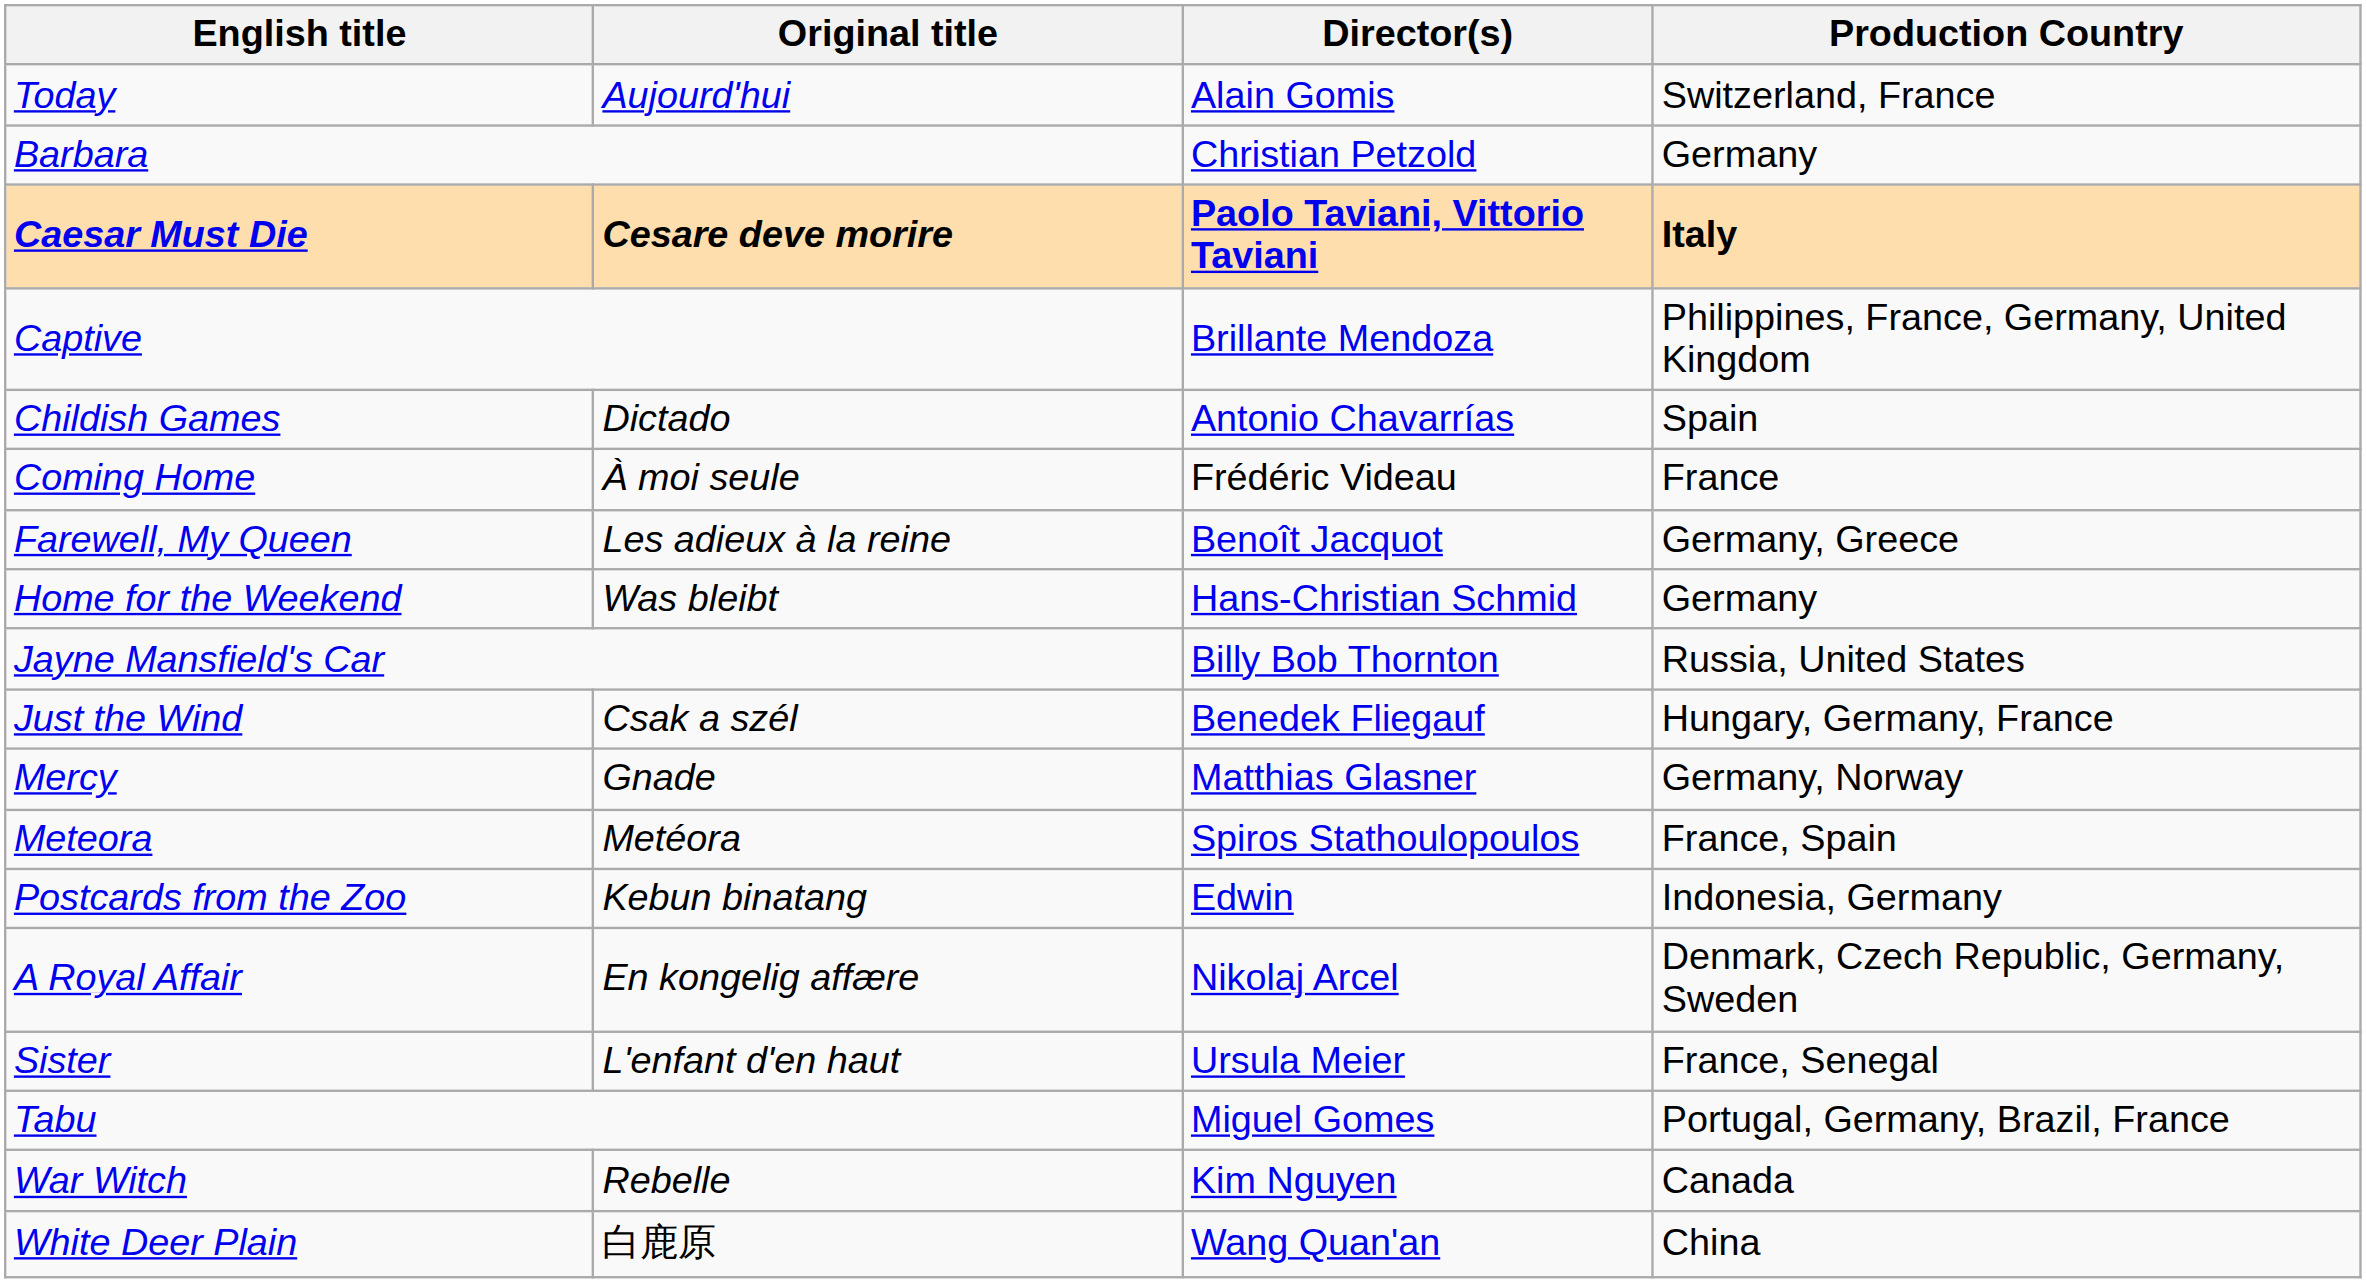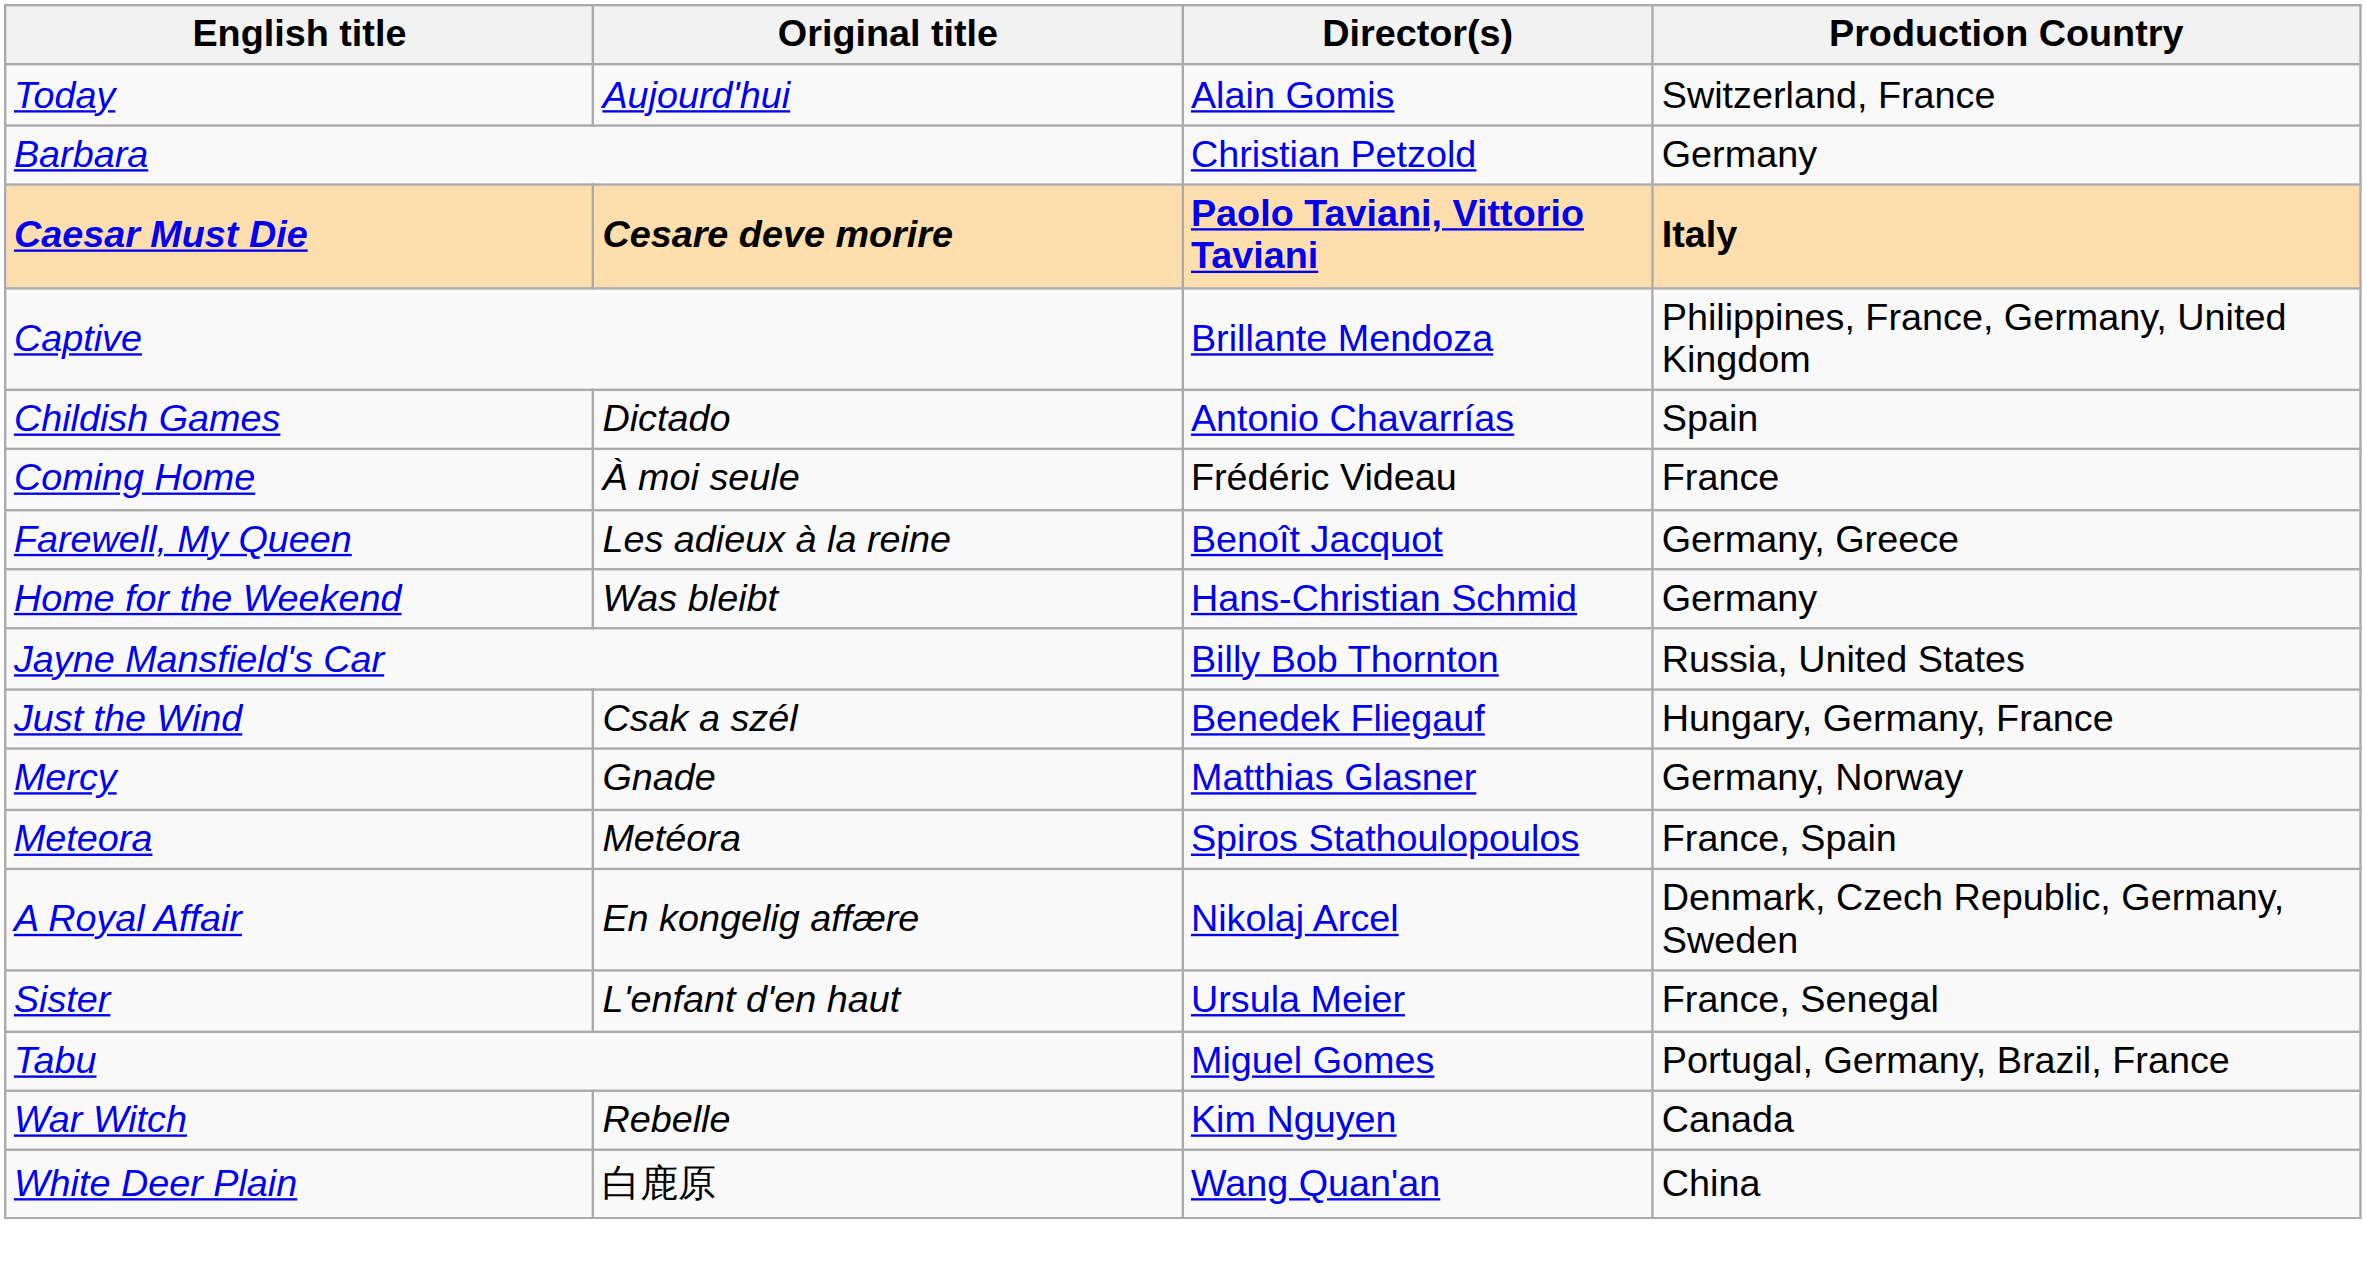- row: (210, 897)
